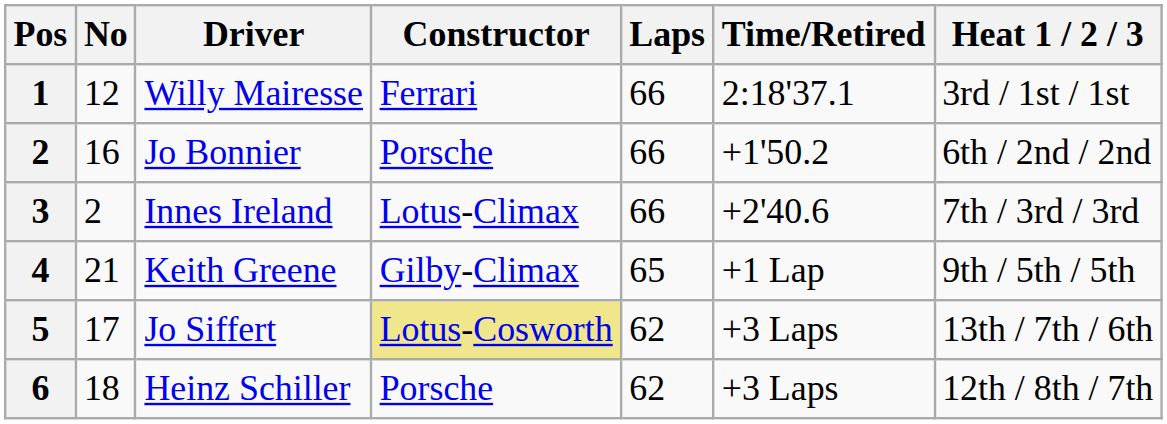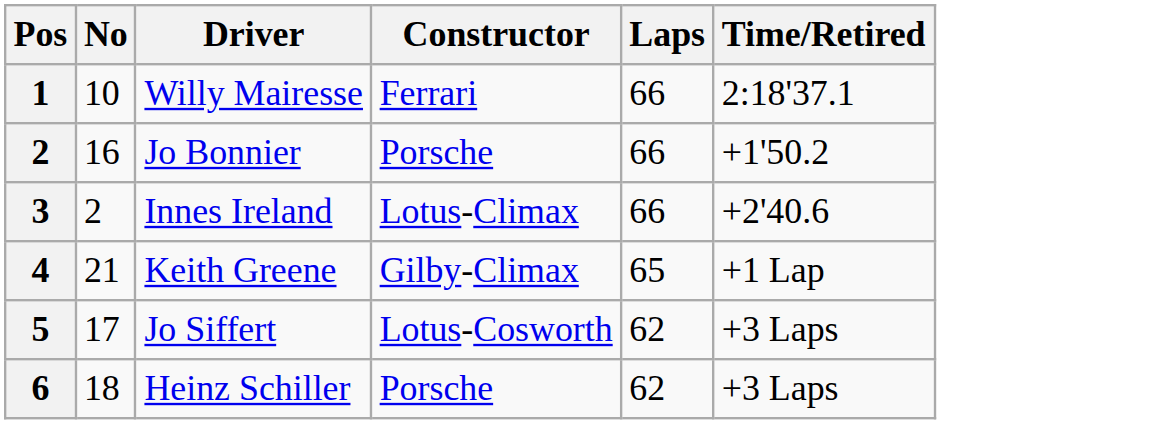- column: (1048, 34)
(102, 93) 12 -> (102, 93) 10
(496, 329) khaki background -> (496, 329) no background
